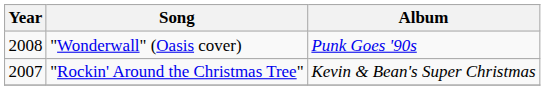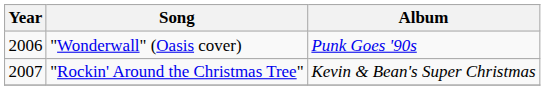(25, 44) 2008 -> (25, 44) 2006
